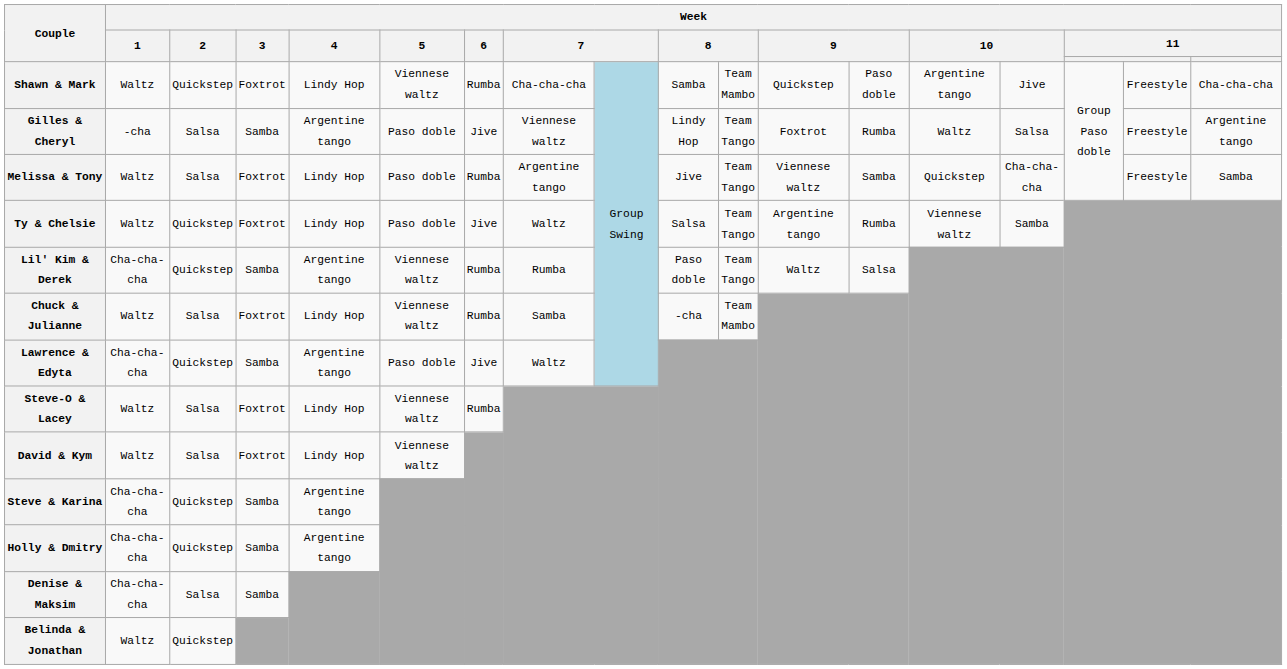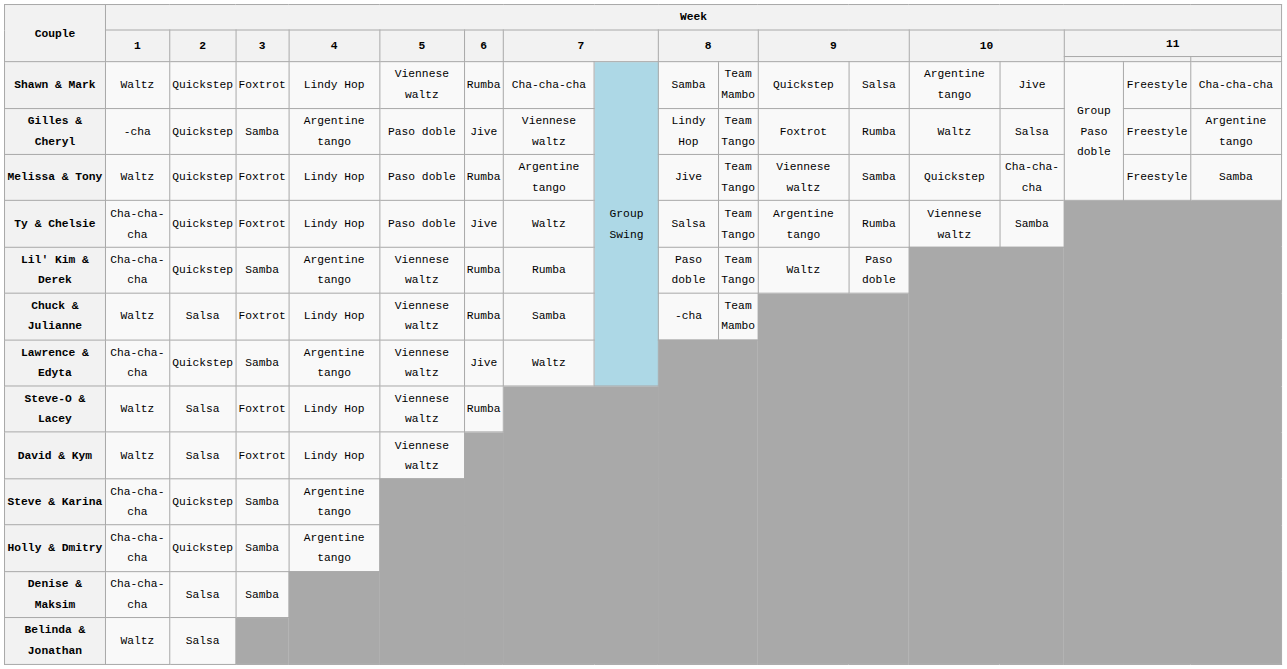(879, 85) Paso doble -> (879, 85) Salsa
(203, 131) Salsa -> (203, 131) Quickstep
(203, 178) Salsa -> (203, 178) Quickstep
(137, 224) Waltz -> (137, 224) Cha-cha-cha
(879, 270) Salsa -> (879, 270) Paso doble
(422, 363) Paso doble -> (422, 363) Viennese waltz
(203, 641) Quickstep -> (203, 641) Salsa
